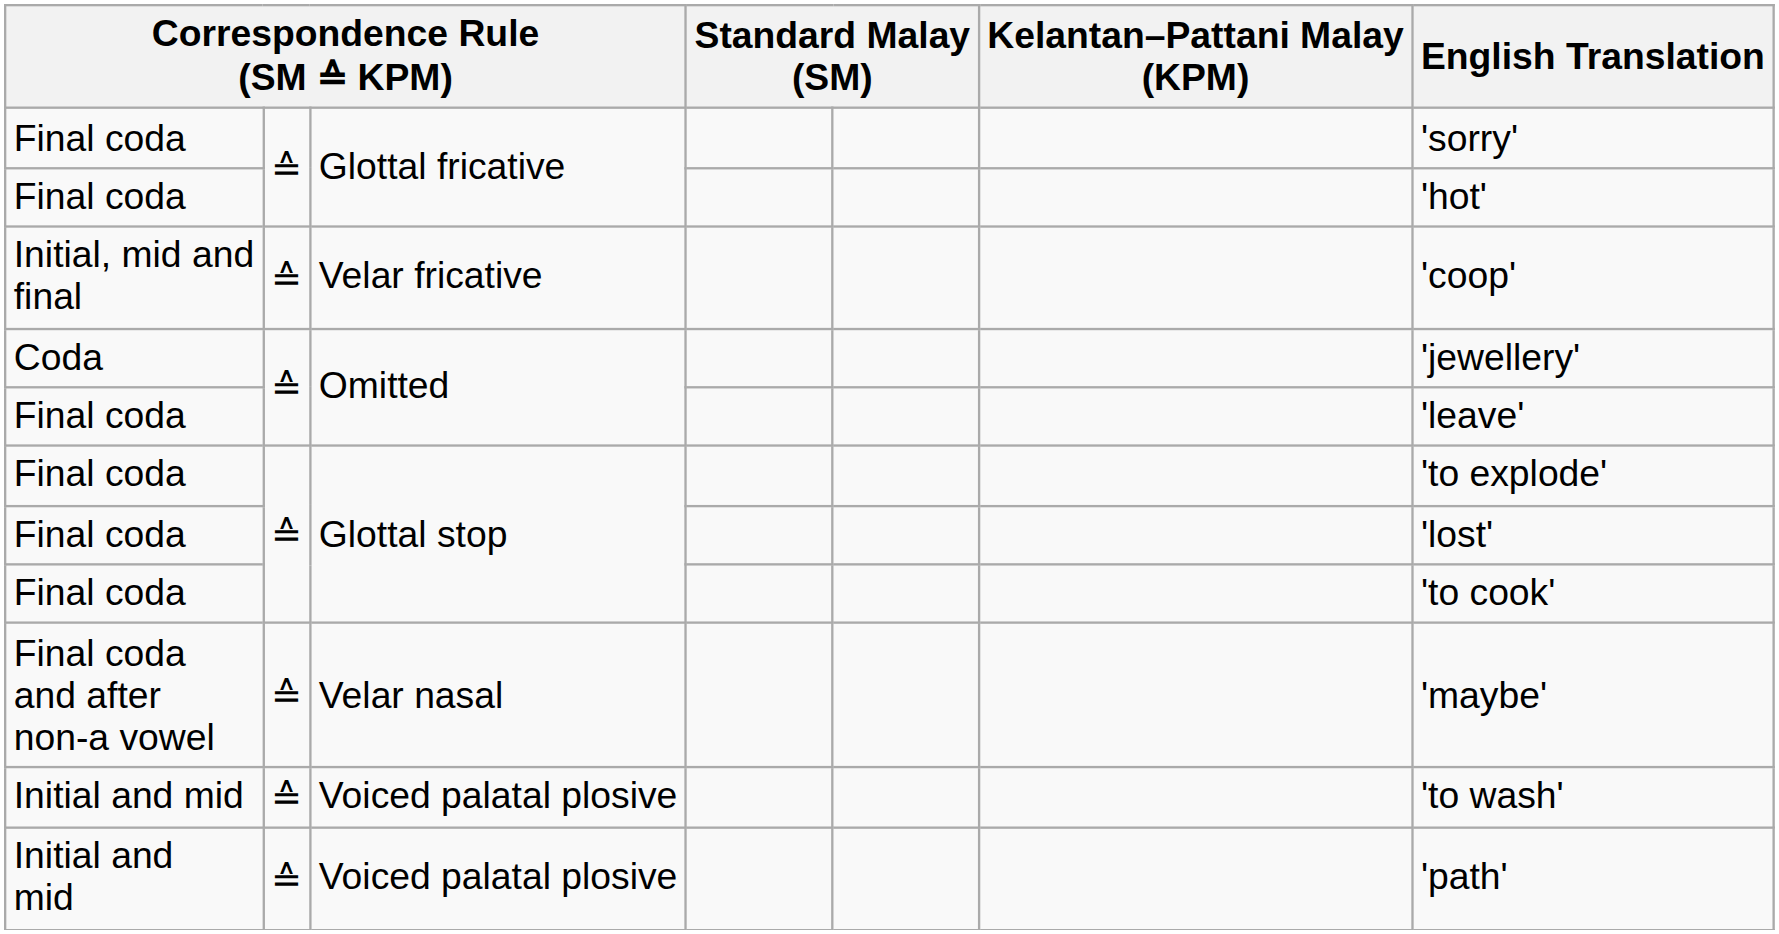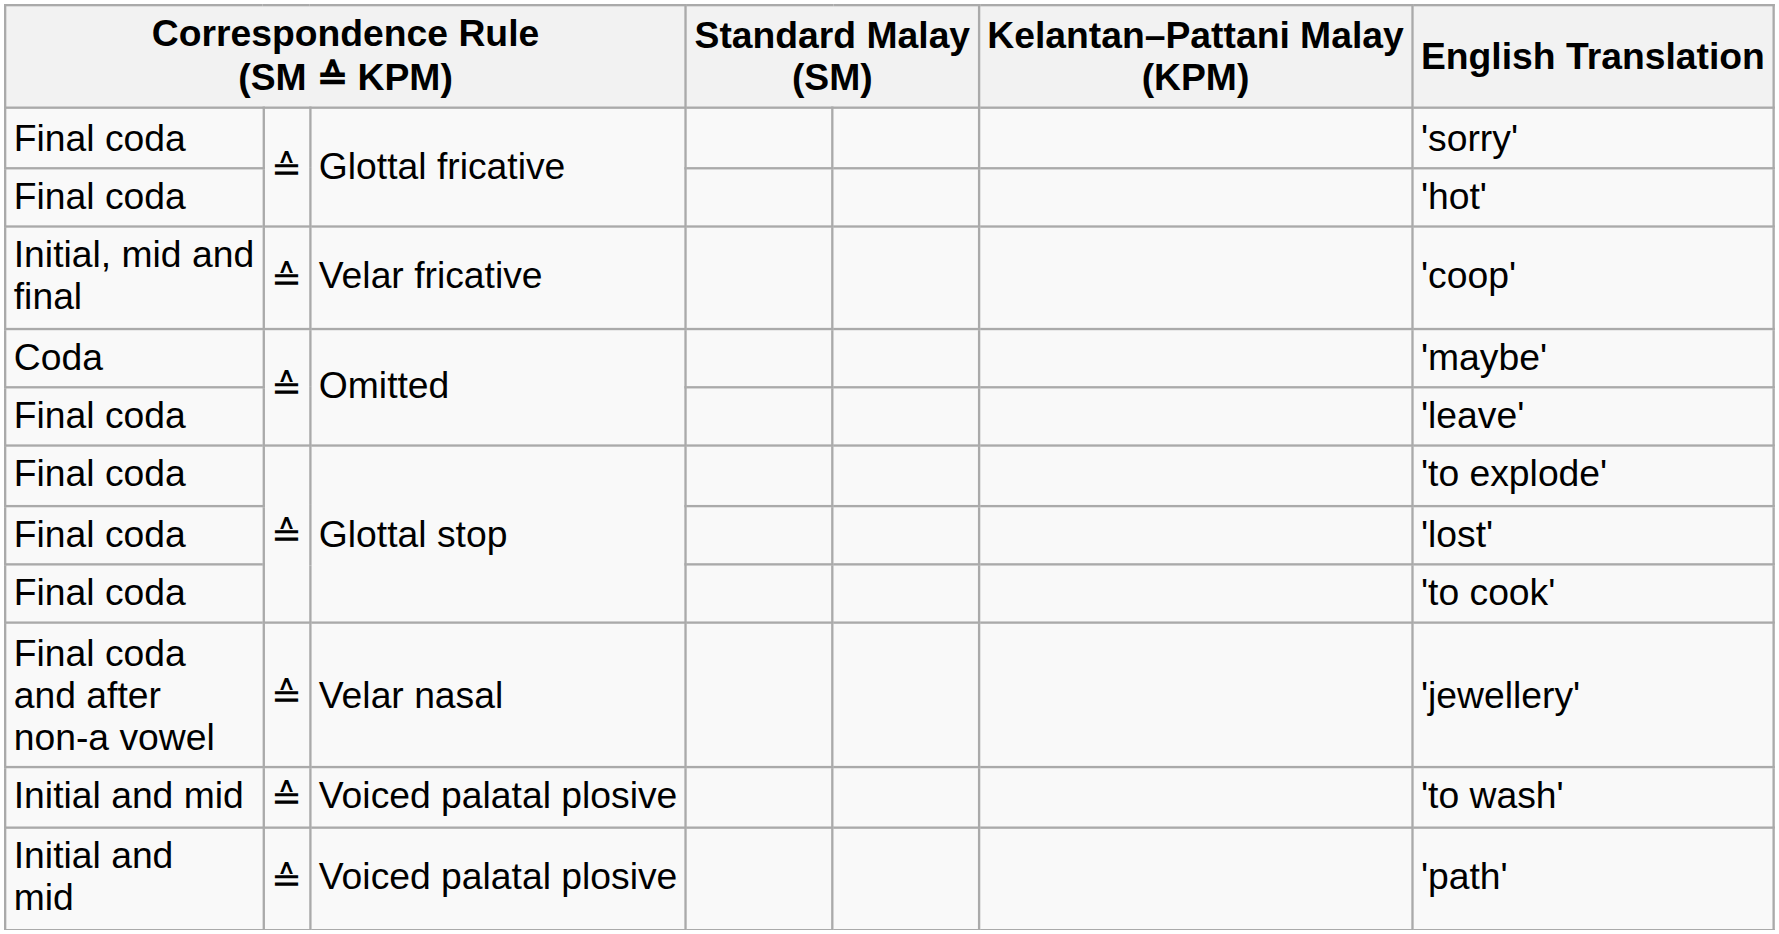(1501, 356) 'jewellery' -> (1484, 356) 'maybe'
(1484, 694) 'maybe' -> (1501, 694) 'jewellery'
